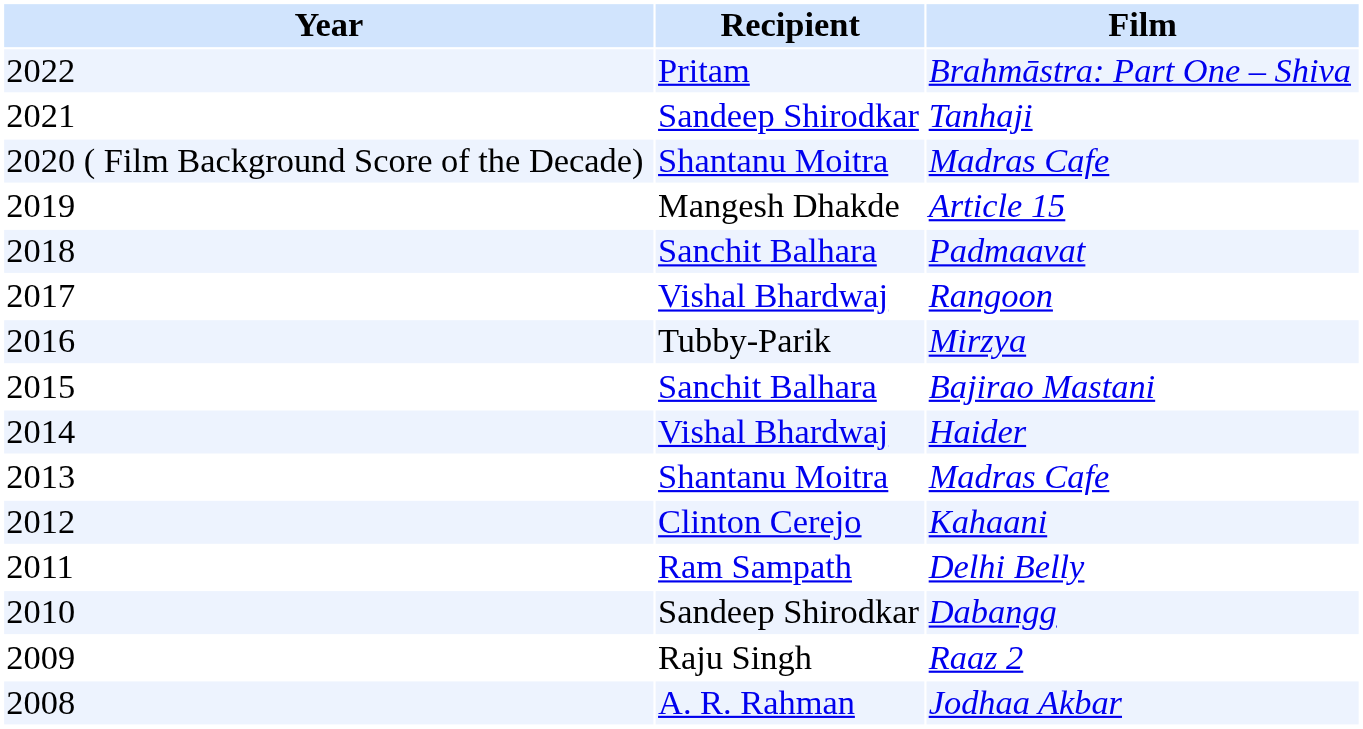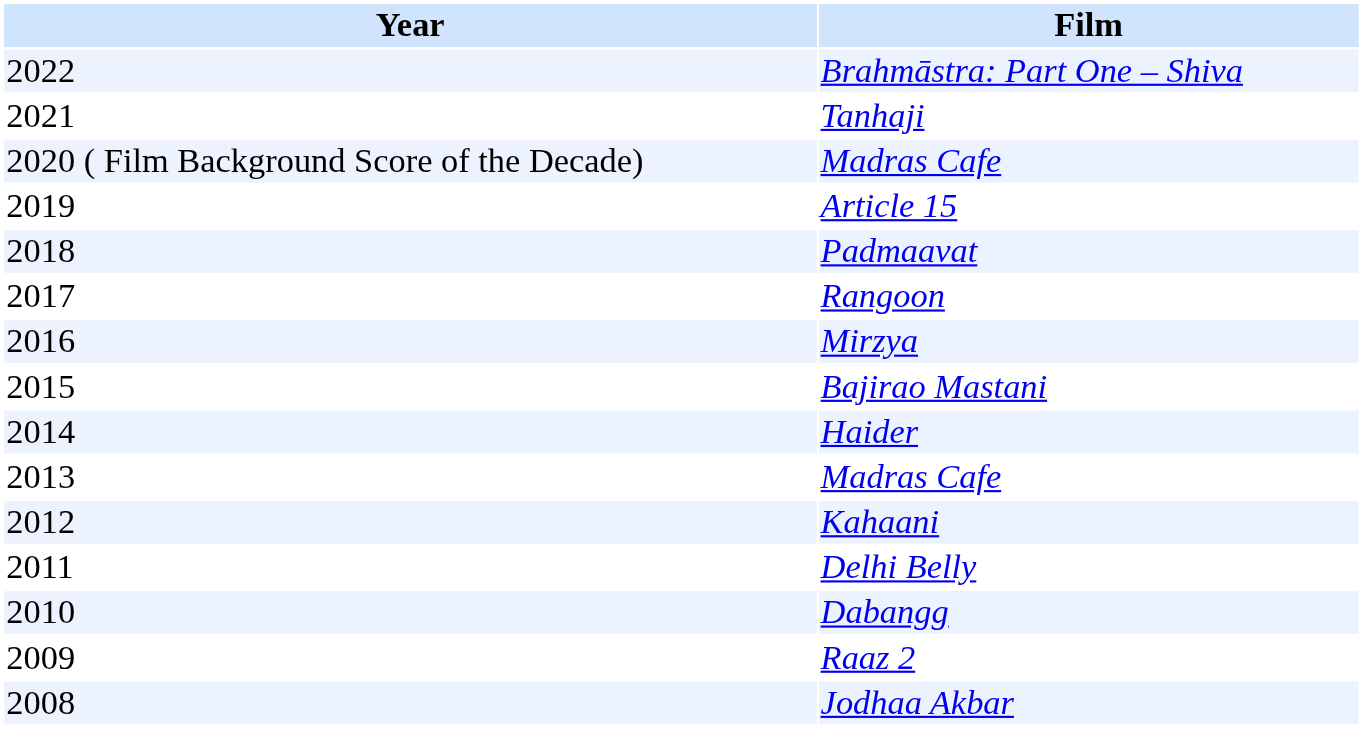- column: (790, 25)
